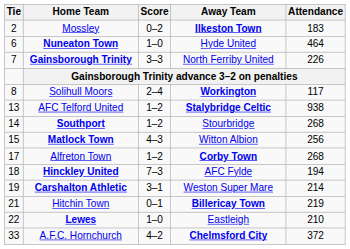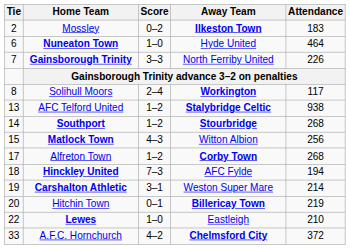(228, 124) normal -> (228, 124) bold
(14, 204) 21 -> (14, 204) 20
